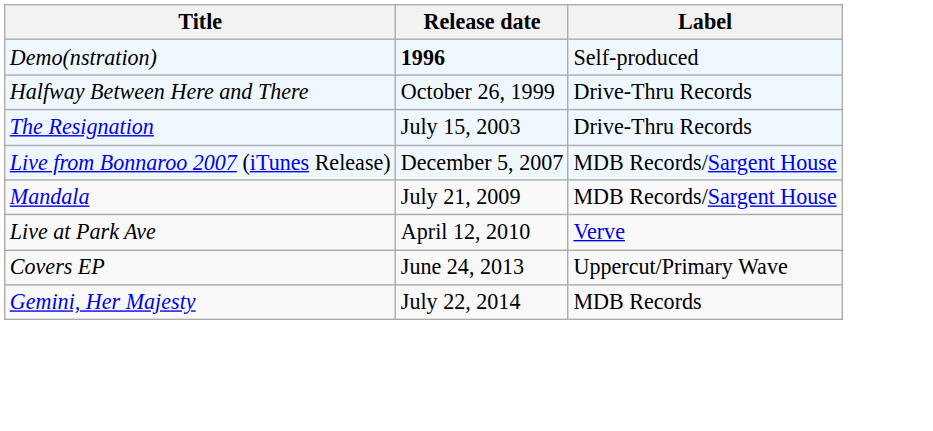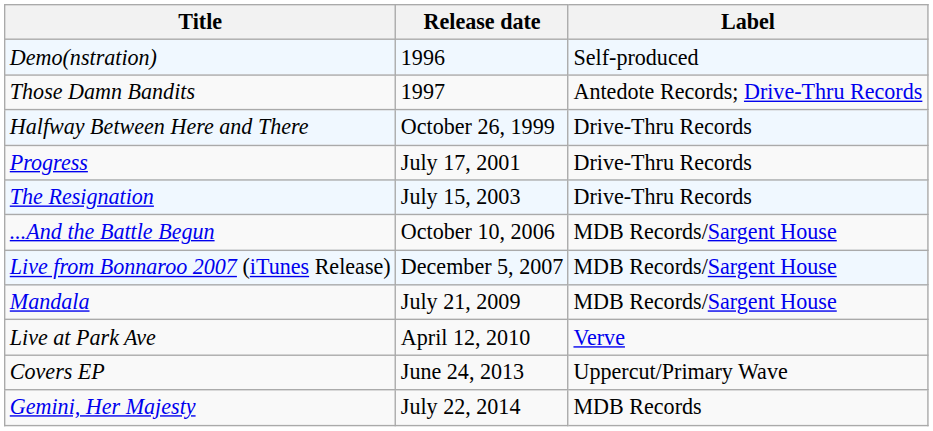(423, 57) bold -> (423, 57) normal
+ row: (102, 92)
+ row: (49, 162)
+ row: (112, 232)
